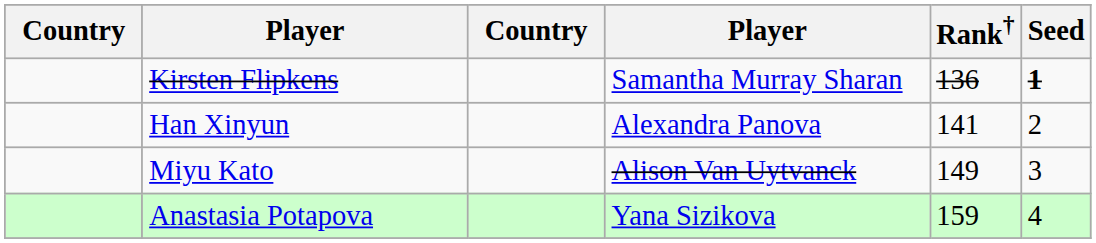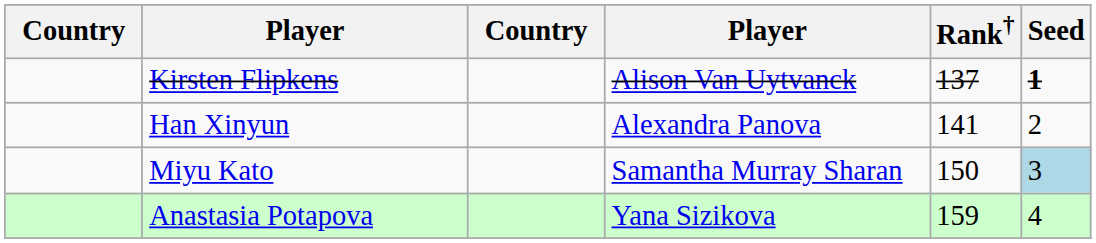(757, 79) Samantha Murray Sharan -> (734, 79) Alison Van Uytvanck
(958, 79) 136 -> (958, 79) 137
(734, 170) Alison Van Uytvanck -> (757, 170) Samantha Murray Sharan
(958, 170) 149 -> (958, 170) 150
(1035, 170) no background -> (1035, 170) lightblue background
